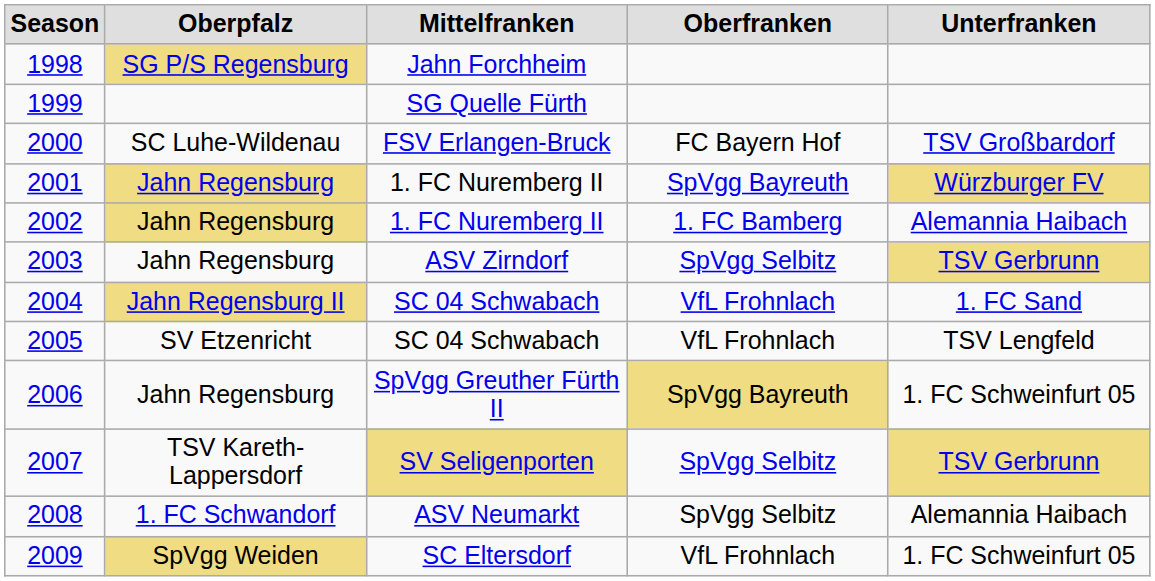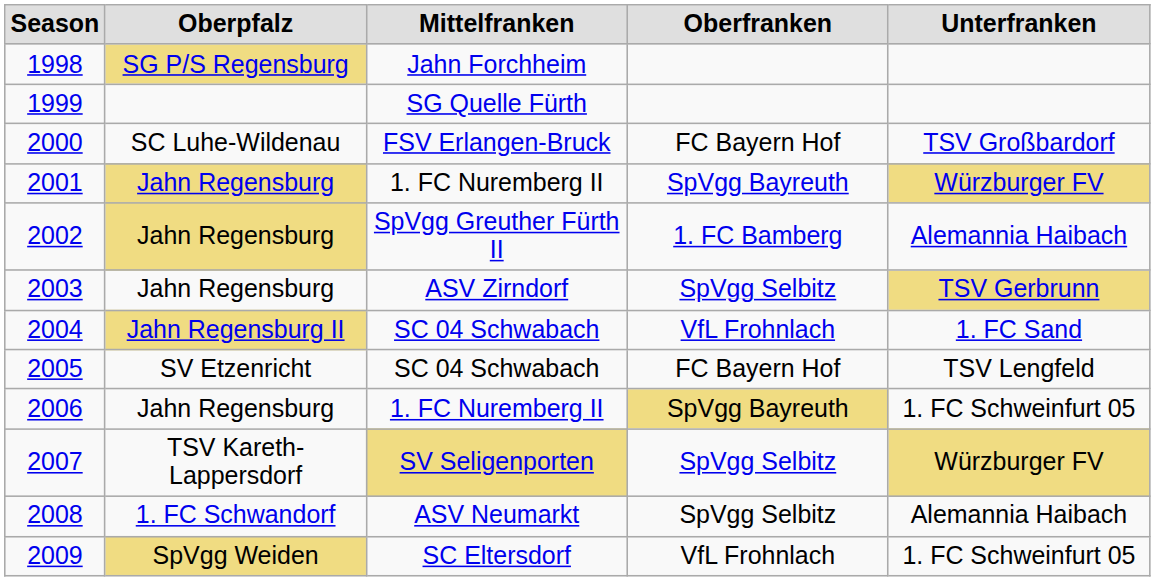(497, 222) 1. FC Nuremberg II -> (497, 236) SpVgg Greuther Fürth II
(758, 340) VfL Frohnlach -> (758, 369) FC Bayern Hof
(497, 394) SpVgg Greuther Fürth II -> (497, 408) 1. FC Nuremberg II
(1019, 462) TSV Gerbrunn -> (1019, 462) Würzburger FV
